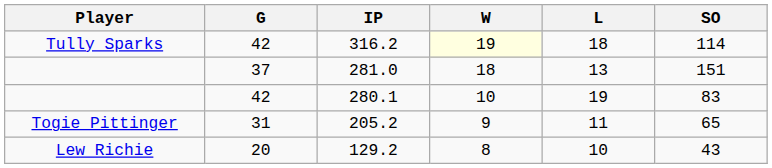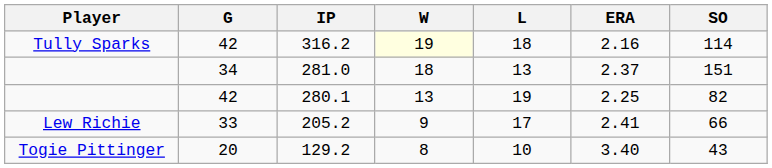+ column: (620, 18)
(261, 71) 37 -> (228, 71) 34
(486, 97) 10 -> (424, 97) 13
(711, 97) 83 -> (718, 97) 82
(105, 124) Togie Pittinger -> (92, 124) Lew Richie
(261, 124) 31 -> (228, 124) 33
(598, 124) 11 -> (522, 124) 17
(711, 124) 65 -> (718, 124) 66
(105, 150) Lew Richie -> (92, 150) Togie Pittinger
